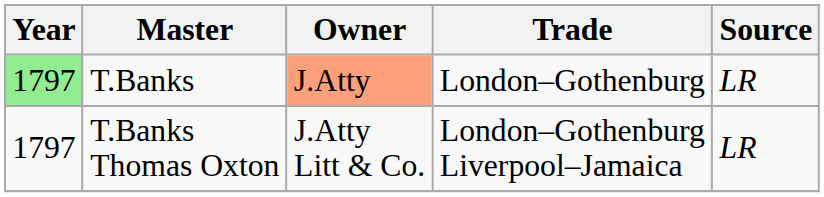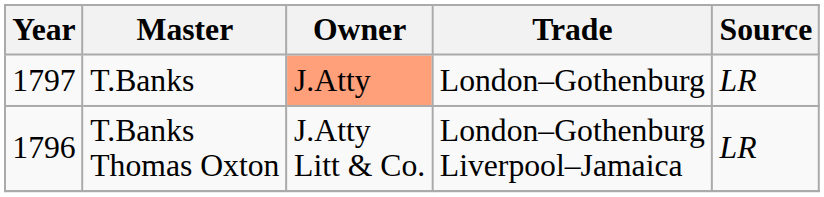(44, 79) lightgreen background -> (44, 79) no background
(44, 147) 1797 -> (44, 147) 1796
